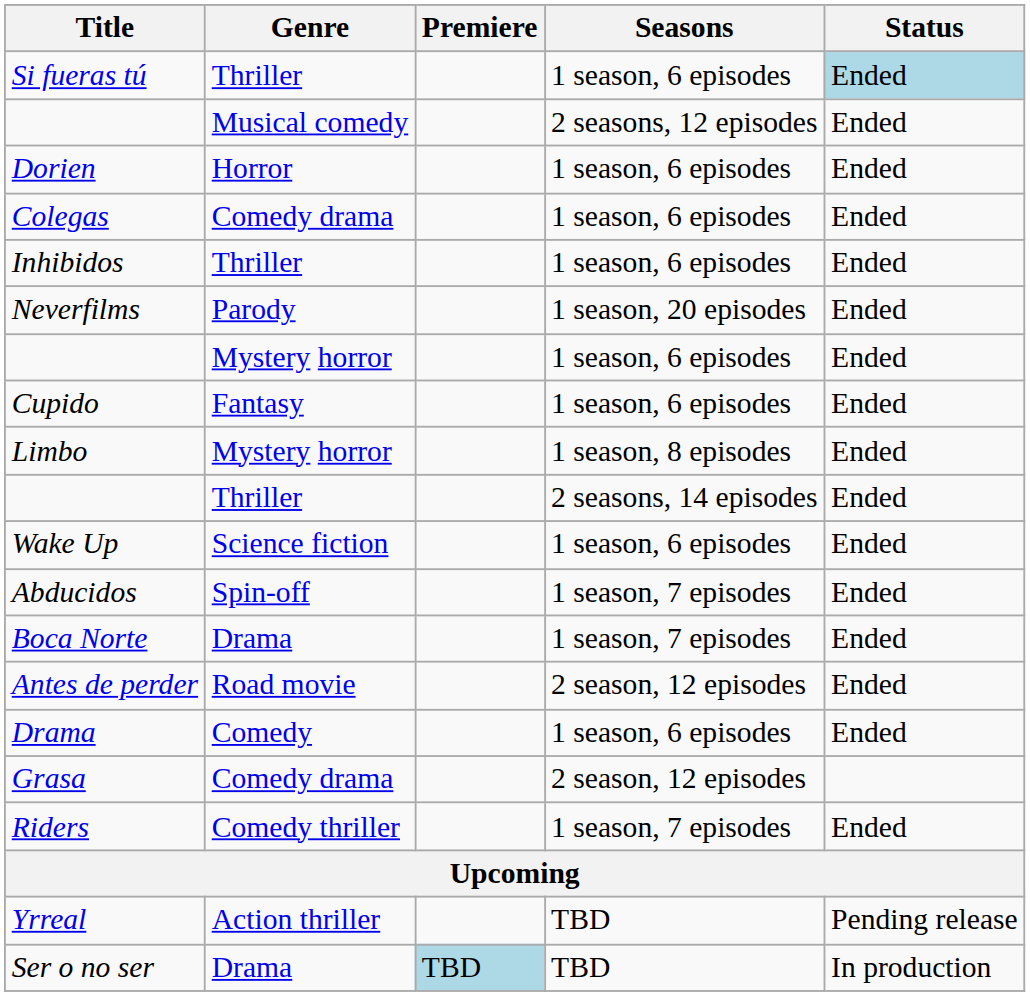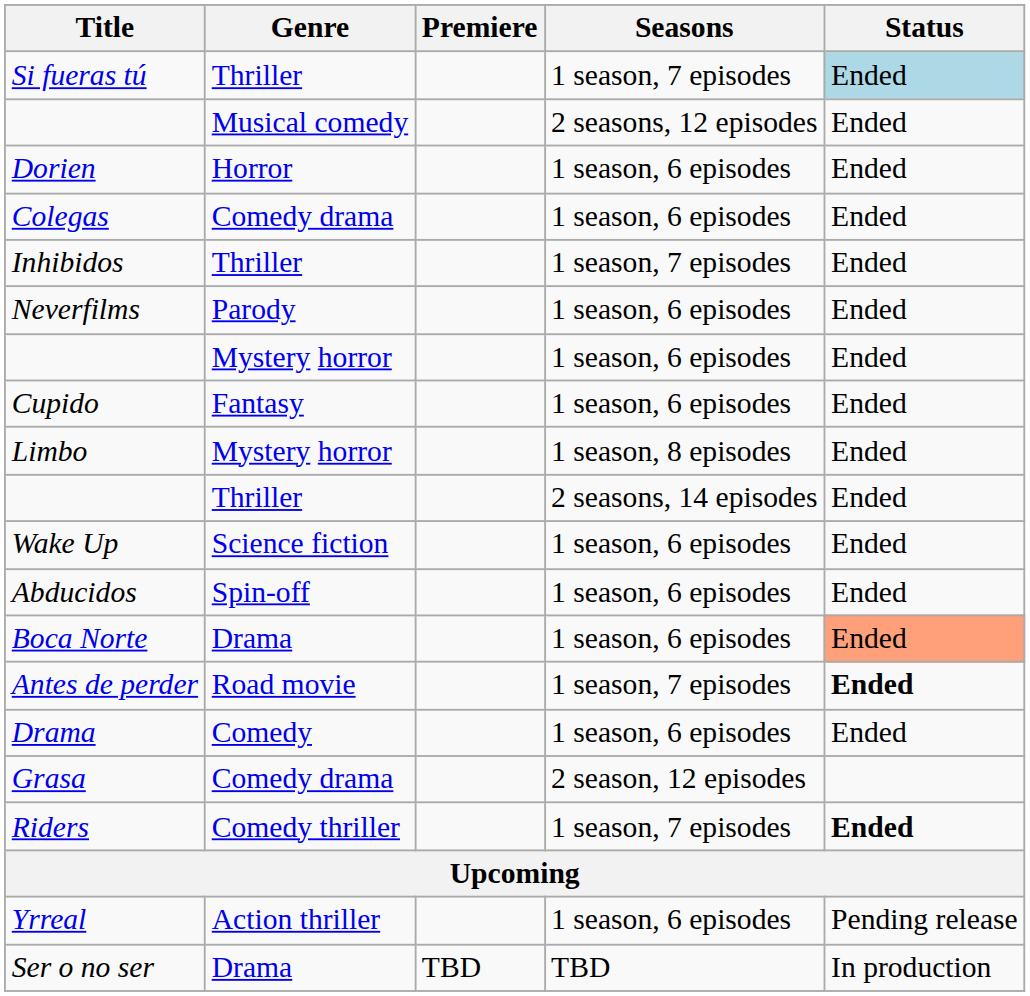(671, 74) 1 season, 6 episodes -> (671, 74) 1 season, 7 episodes
(671, 262) 1 season, 6 episodes -> (671, 262) 1 season, 7 episodes
(679, 309) 1 season, 20 episodes -> (671, 309) 1 season, 6 episodes
(671, 591) 1 season, 7 episodes -> (671, 591) 1 season, 6 episodes
(671, 638) 1 season, 7 episodes -> (671, 638) 1 season, 6 episodes
(869, 638) no background -> (869, 638) lightsalmon background
(679, 685) 2 season, 12 episodes -> (671, 685) 1 season, 7 episodes
(869, 685) normal -> (872, 685) bold
(869, 826) normal -> (872, 826) bold
(581, 919) TBD -> (671, 919) 1 season, 6 episodes
(451, 966) lightblue background -> (451, 966) no background
